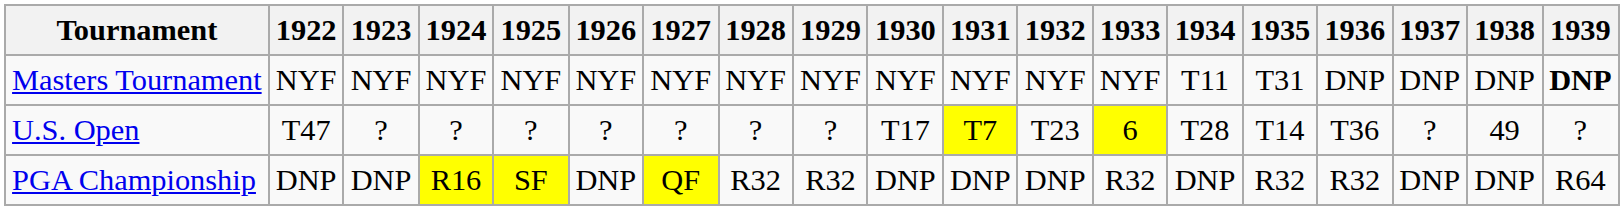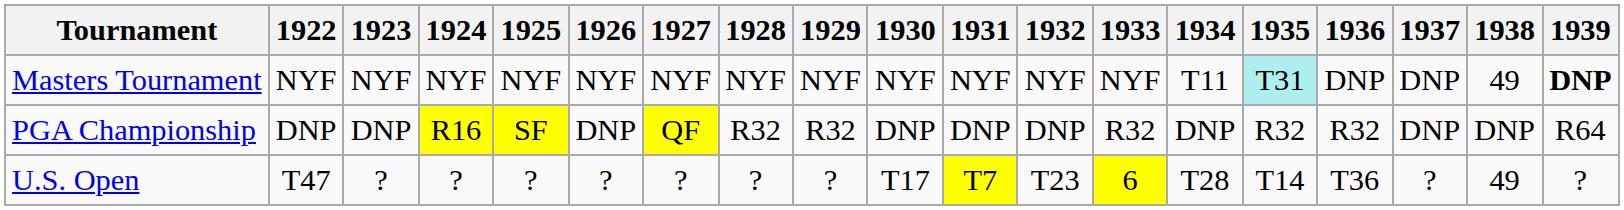(1280, 79) no background -> (1280, 79) paleturquoise background
(1505, 79) DNP -> (1505, 79) 49
rows swapped: (76, 130) <-> (134, 180)
